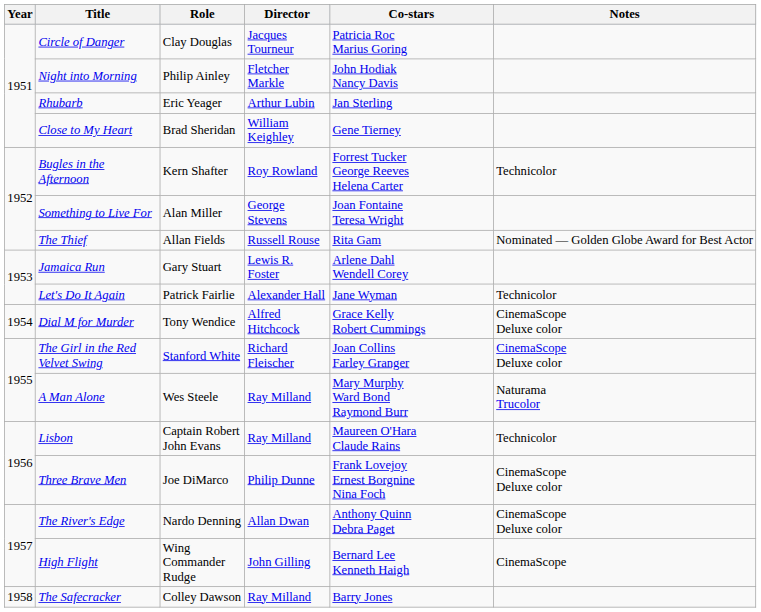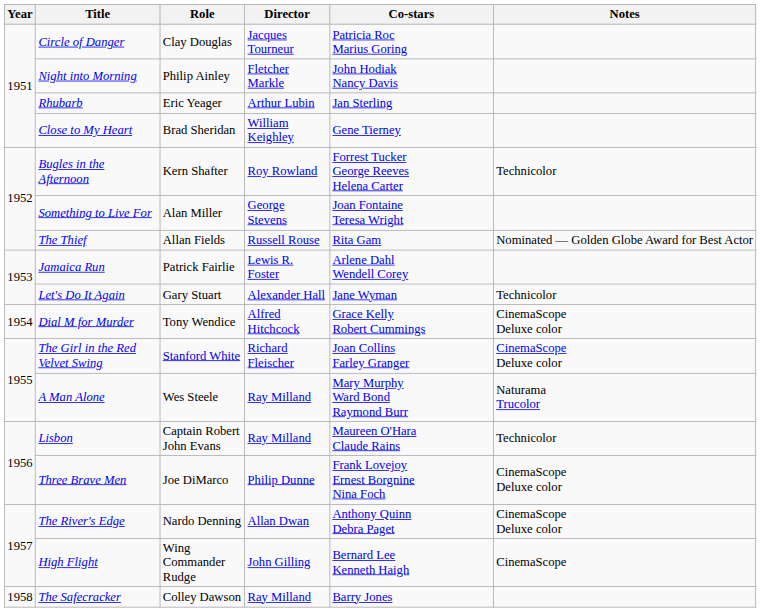(192, 267) Gary Stuart -> (199, 267) Patrick Fairlie
(199, 294) Patrick Fairlie -> (192, 294) Gary Stuart
